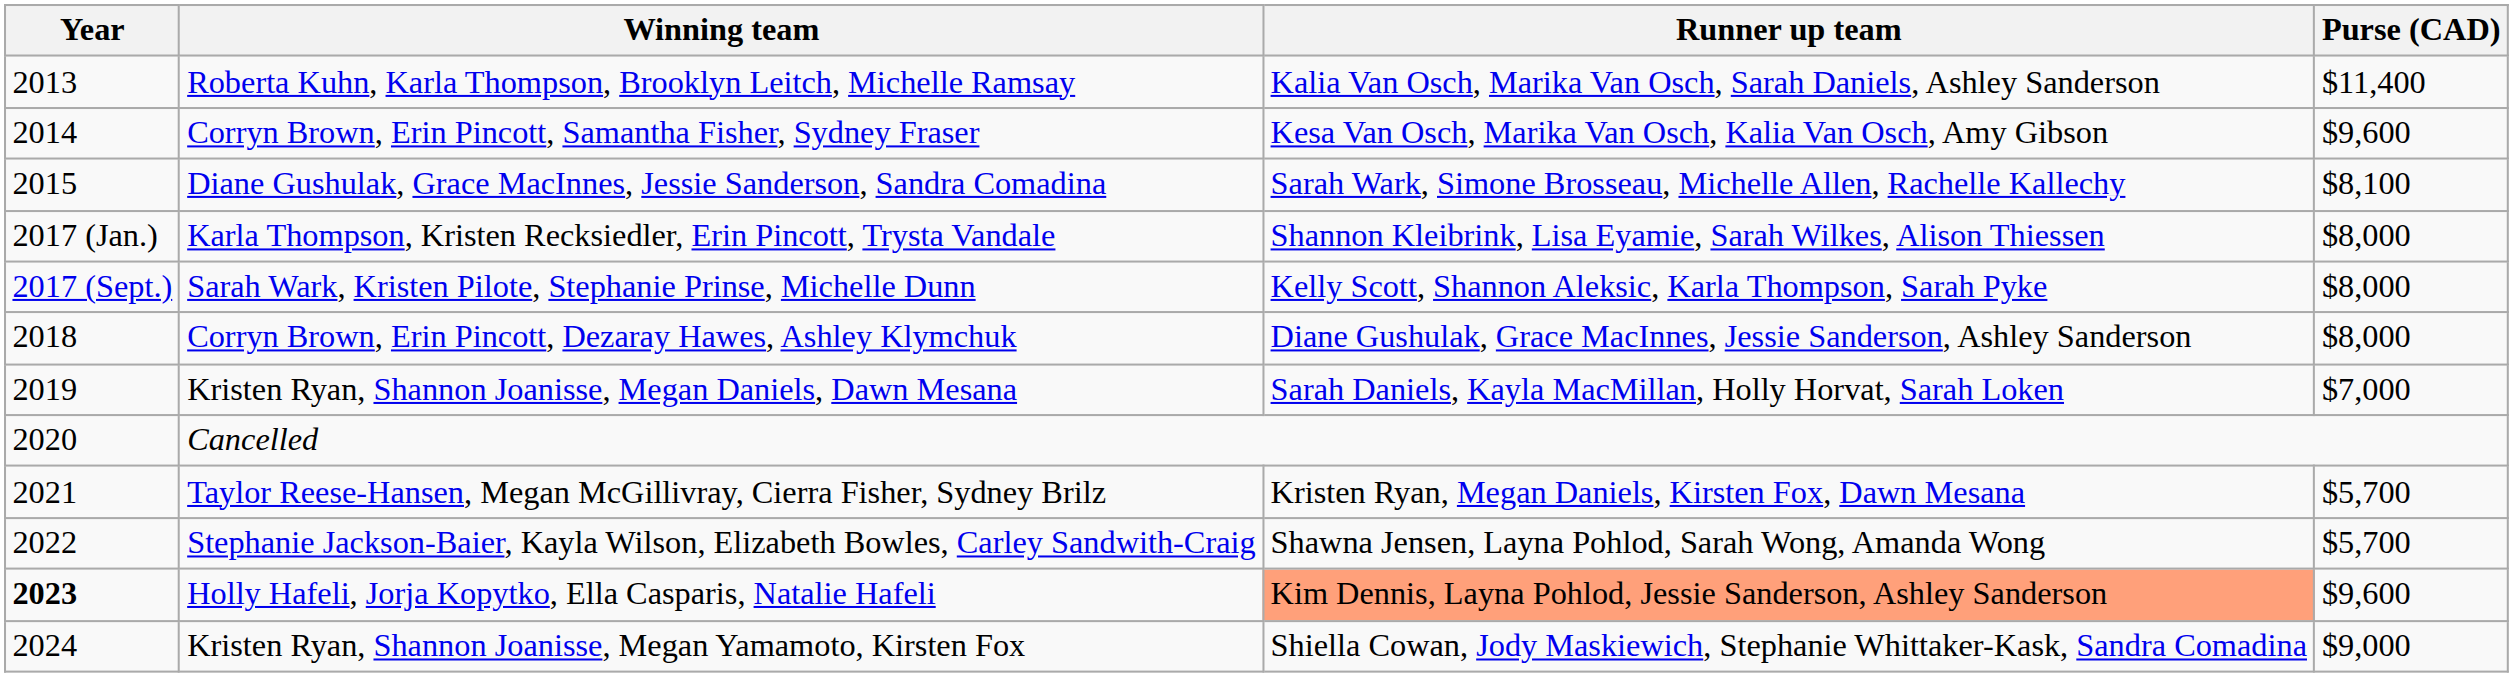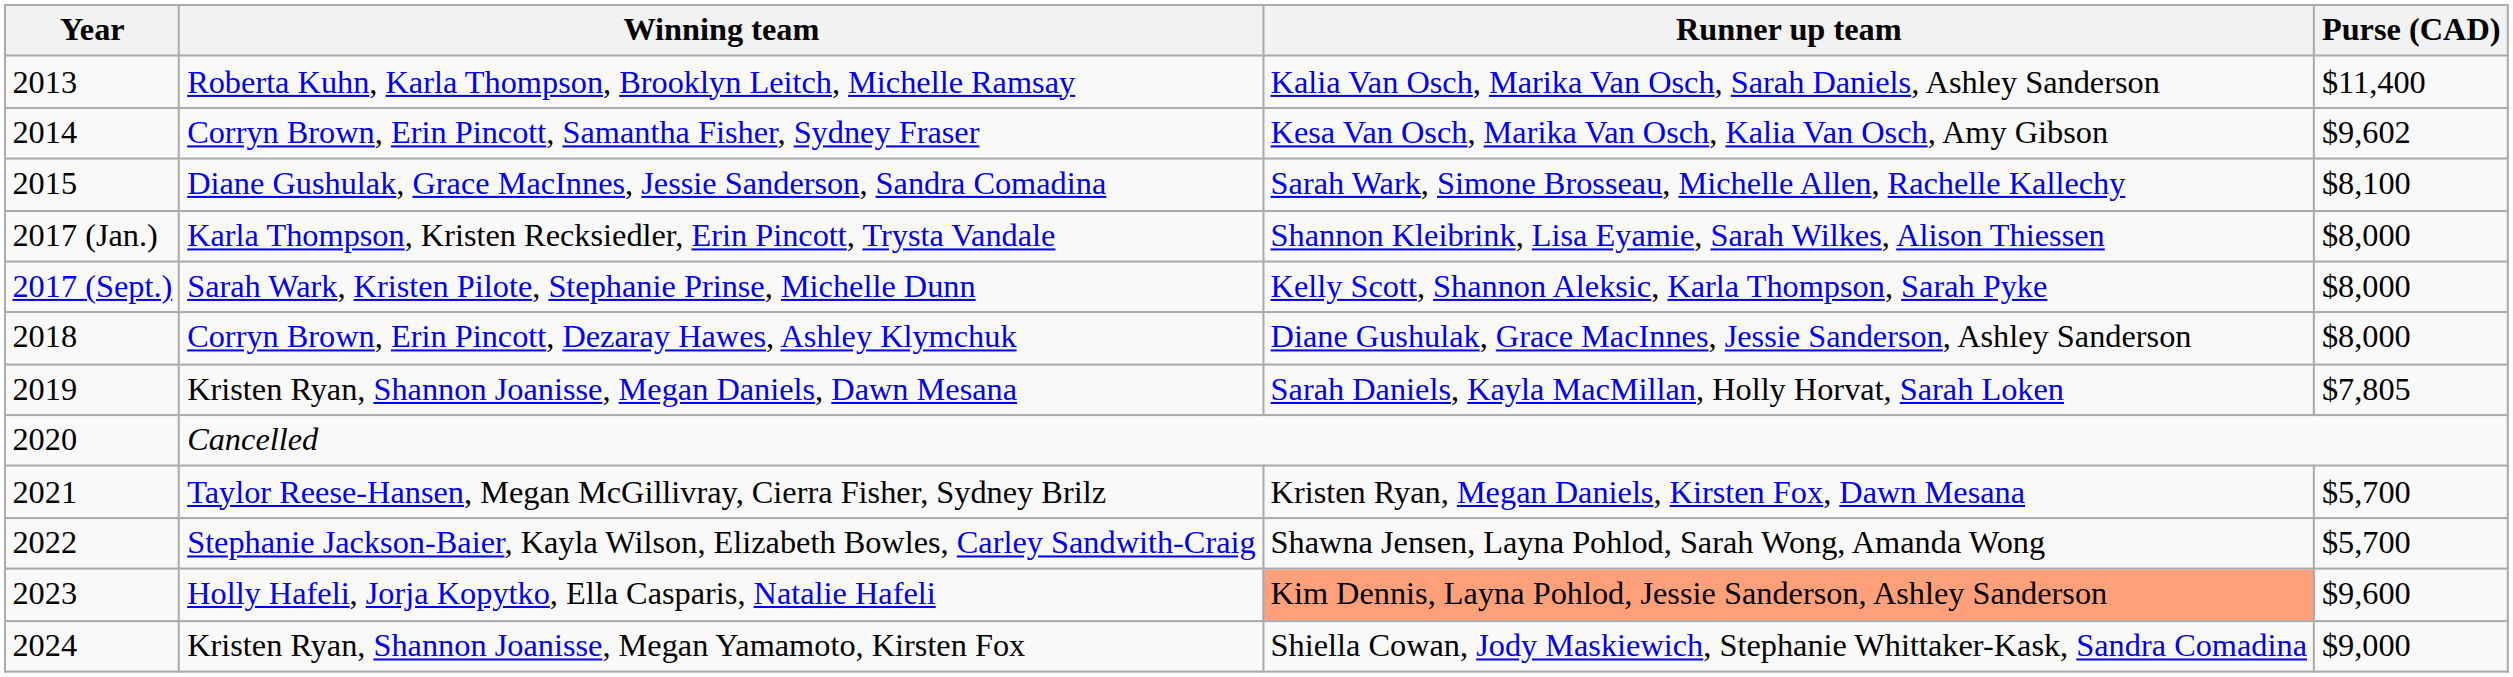(2366, 132) $9,600 -> (2366, 132) $9,602
(2366, 388) $7,000 -> (2366, 388) $7,805
(45, 593) bold -> (45, 593) normal
